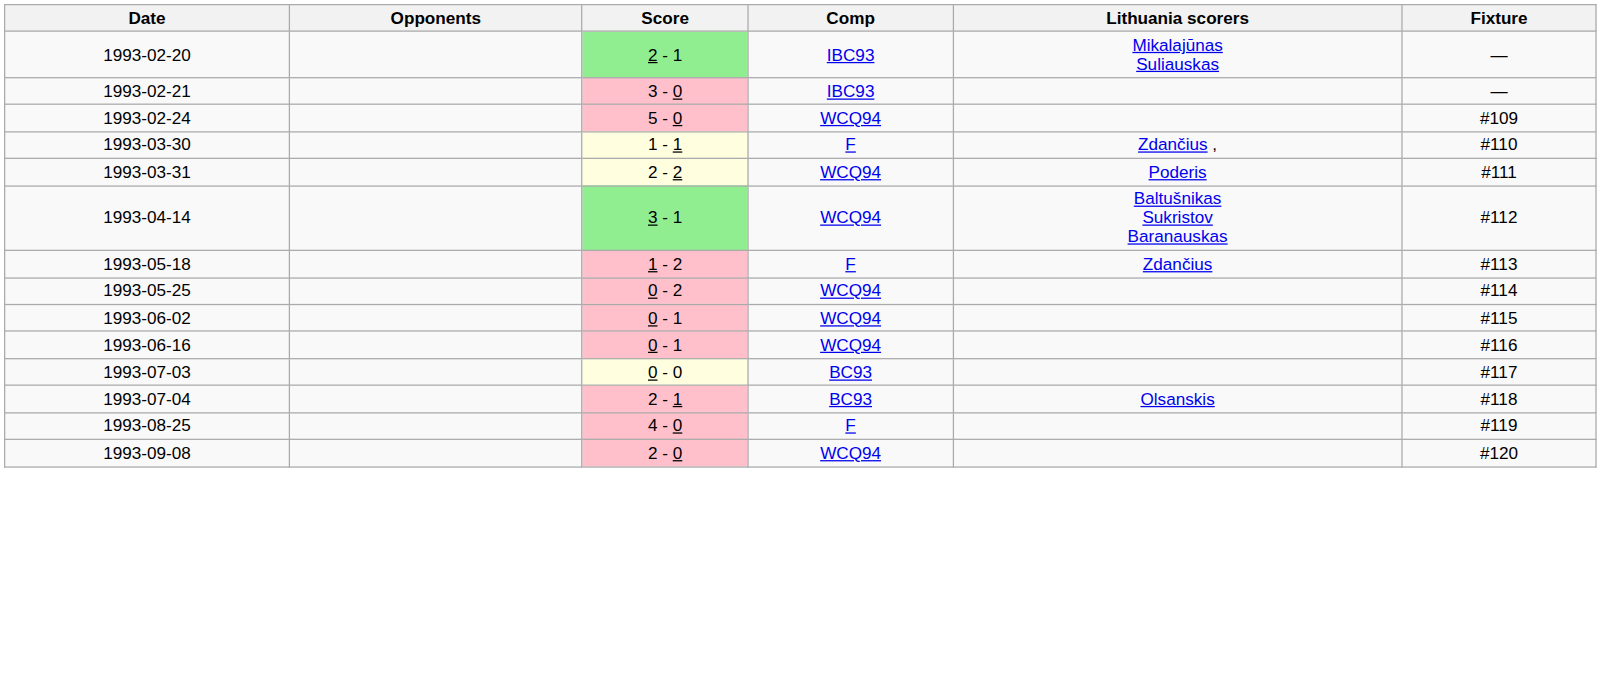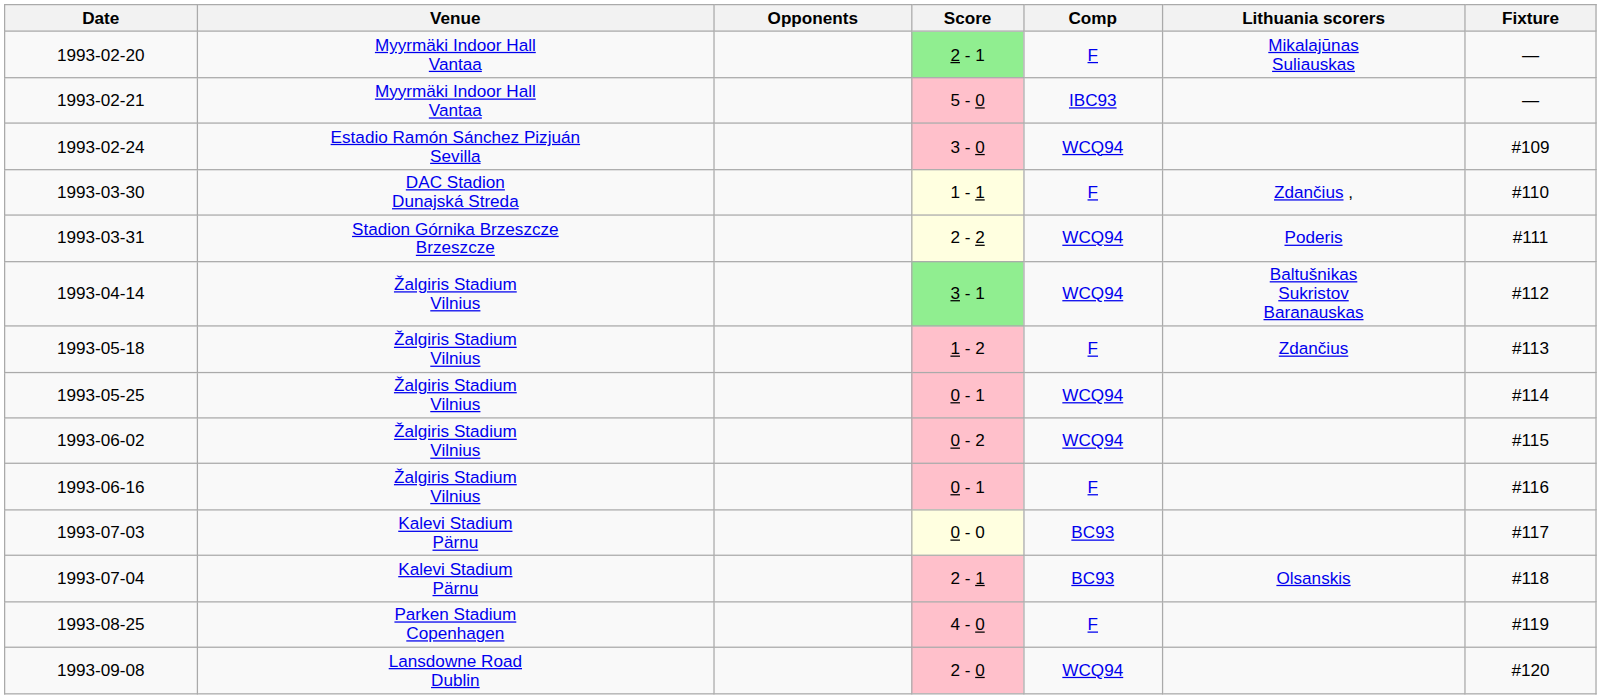+ column: (455, 18)
(851, 54) IBC93 -> (1093, 54) F
(665, 91) 3 - 0 -> (968, 100) 5 - 0
(665, 118) 5 - 0 -> (968, 146) 3 - 0
(665, 291) 0 - 2 -> (968, 394) 0 - 1
(665, 318) 0 - 1 -> (968, 440) 0 - 2
(851, 345) WCQ94 -> (1093, 486) F
